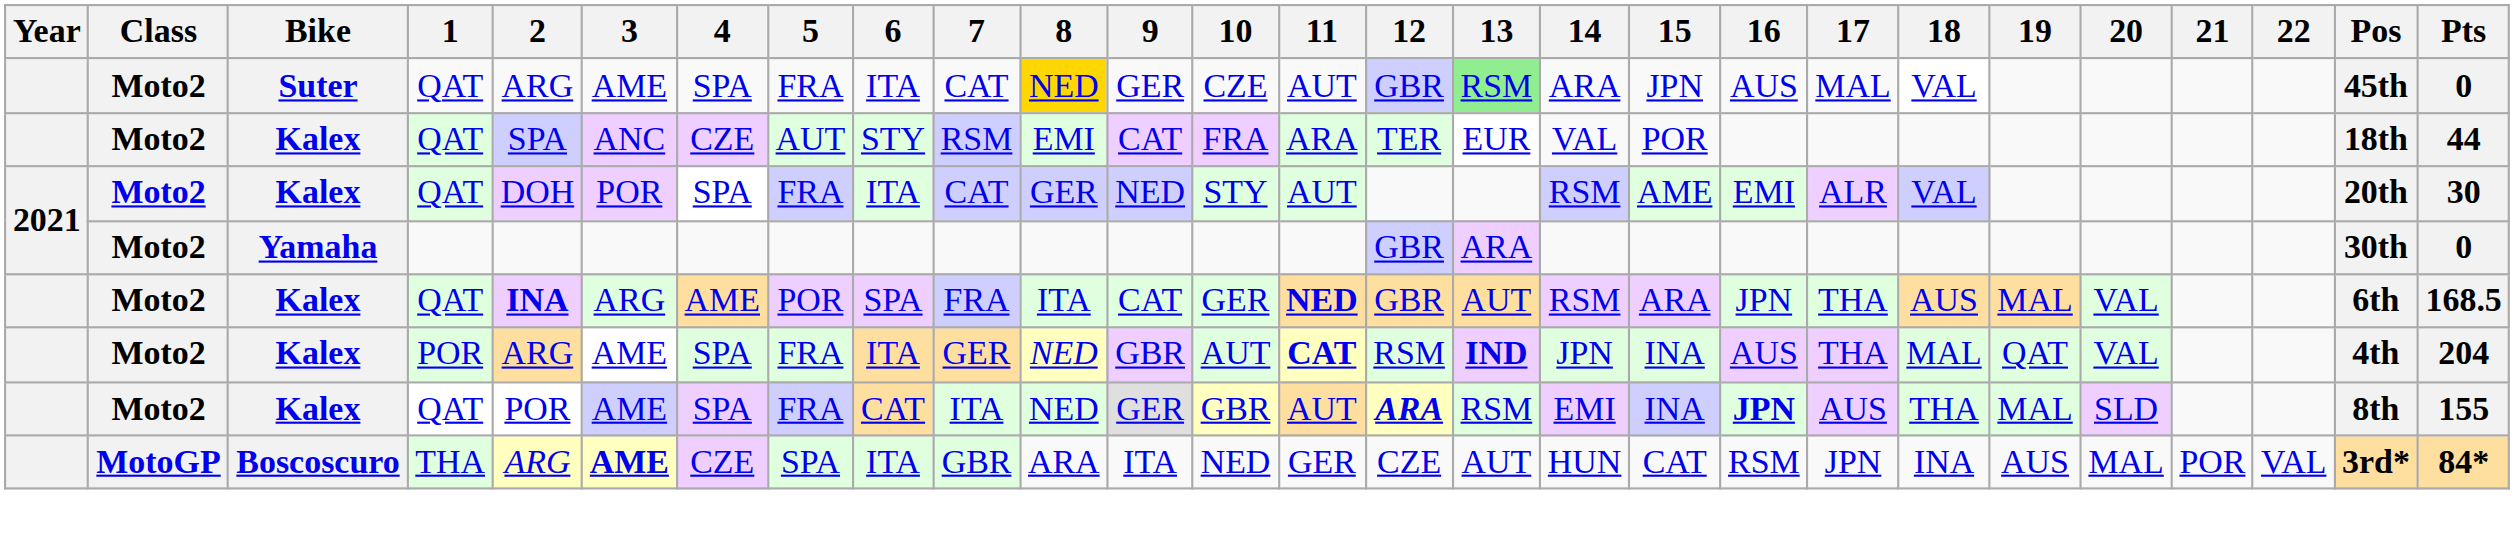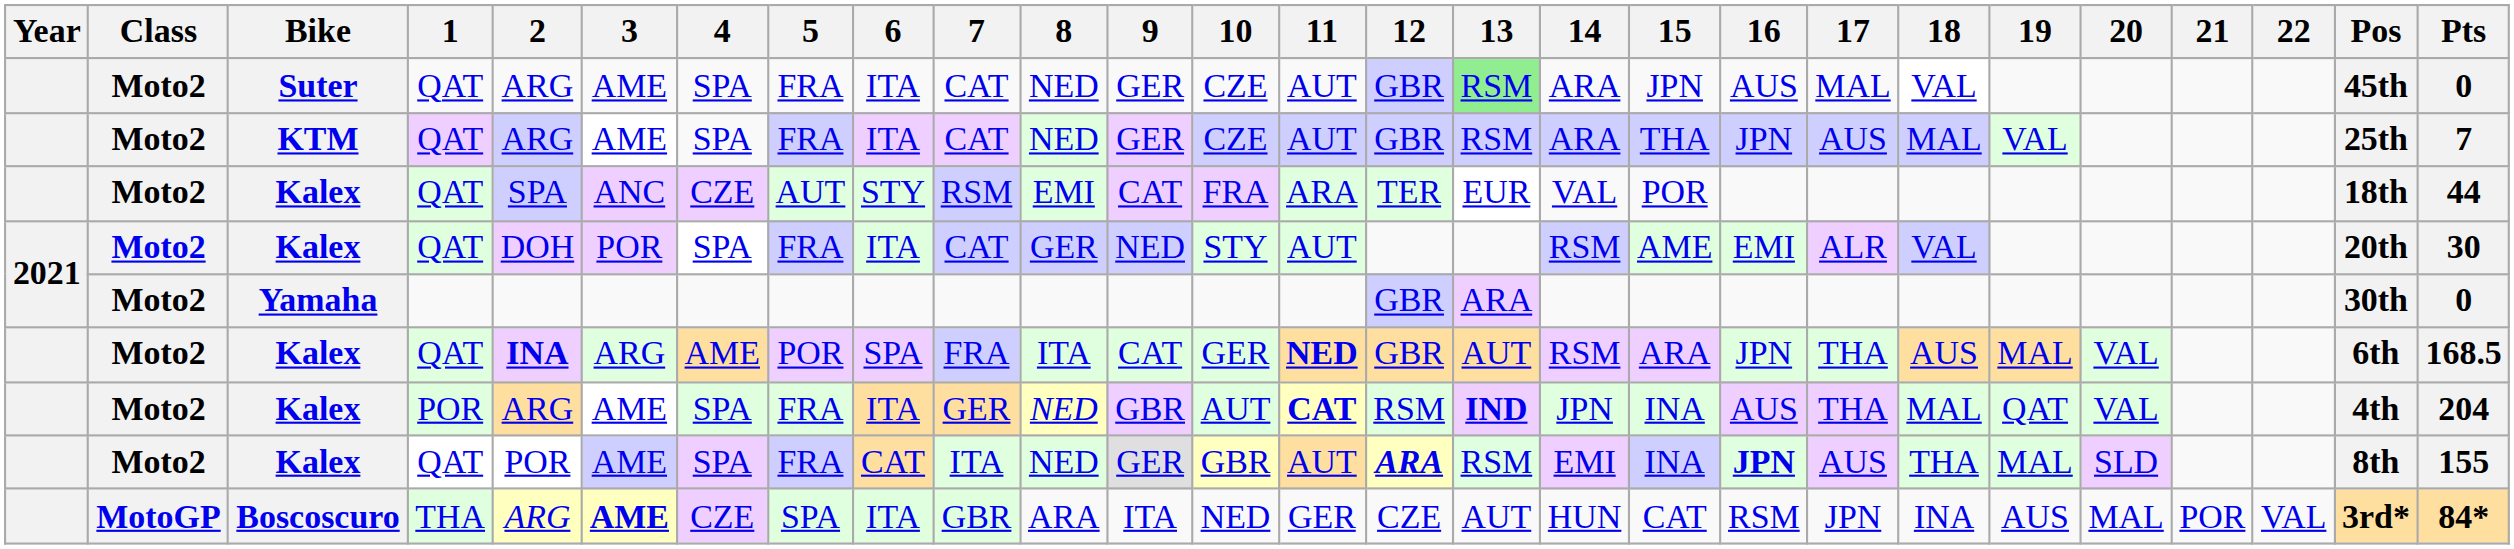(1064, 85) gold background -> (1064, 85) no background
+ row: (318, 138)
